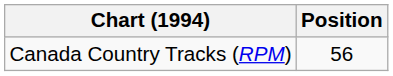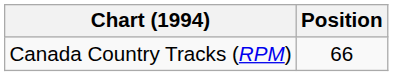(342, 53) 56 -> (342, 53) 66
